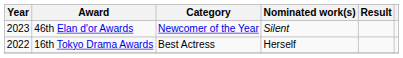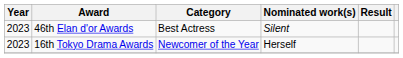(208, 28) Newcomer of the Year -> (187, 28) Best Actress
(18, 45) 2022 -> (18, 45) 2023
(187, 45) Best Actress -> (208, 45) Newcomer of the Year
